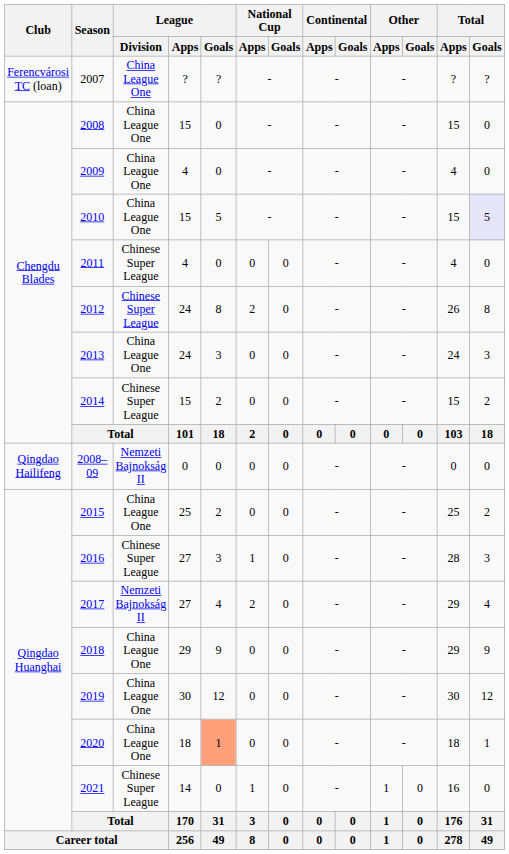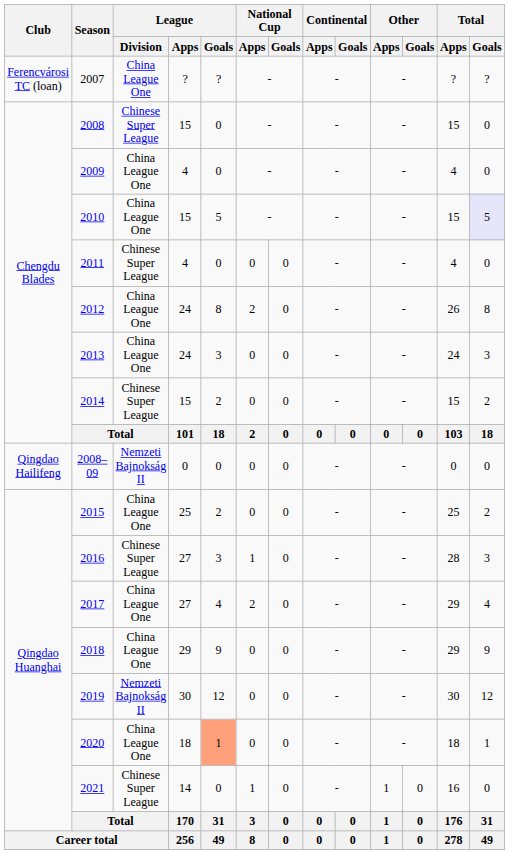(141, 125) China League One -> (141, 125) Chinese Super League
(141, 309) Chinese Super League -> (141, 309) China League One
(141, 604) Nemzeti Bajnokság II -> (141, 604) China League One
(141, 696) China League One -> (141, 696) Nemzeti Bajnokság II
